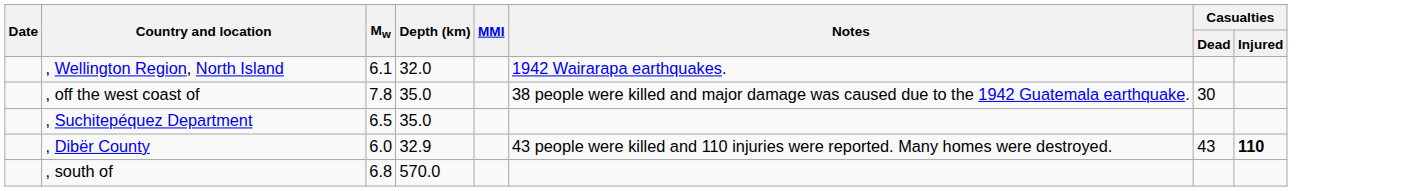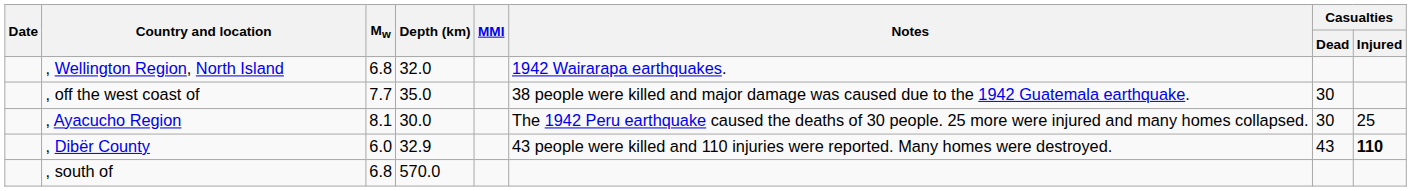(381, 69) 6.1 -> (381, 69) 6.8
(381, 95) 7.8 -> (381, 95) 7.7
- row: (149, 120)
+ row: (113, 120)
